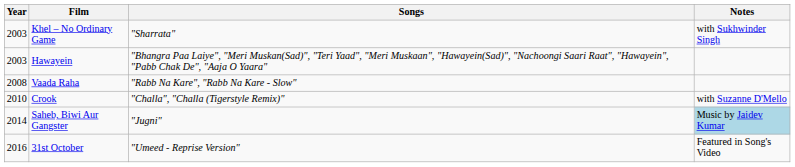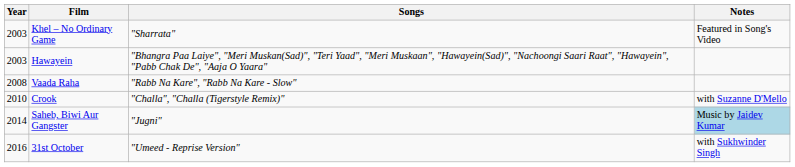(731, 34) with Sukhwinder Singh -> (734, 34) Featured in Song's Video
(734, 148) Featured in Song's Video -> (731, 148) with Sukhwinder Singh
